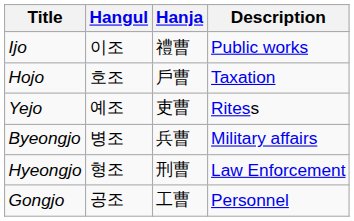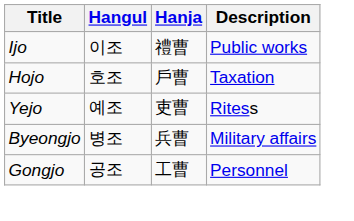- row: (45, 169)
